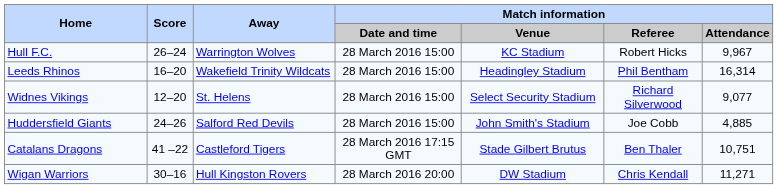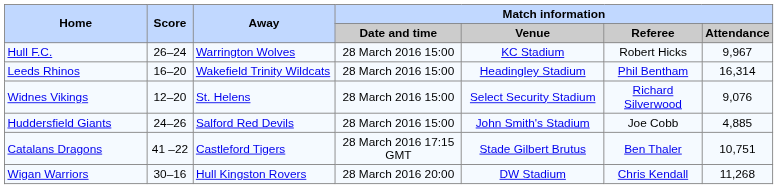(737, 97) 9,077 -> (737, 97) 9,076
(737, 174) 11,271 -> (737, 174) 11,268
